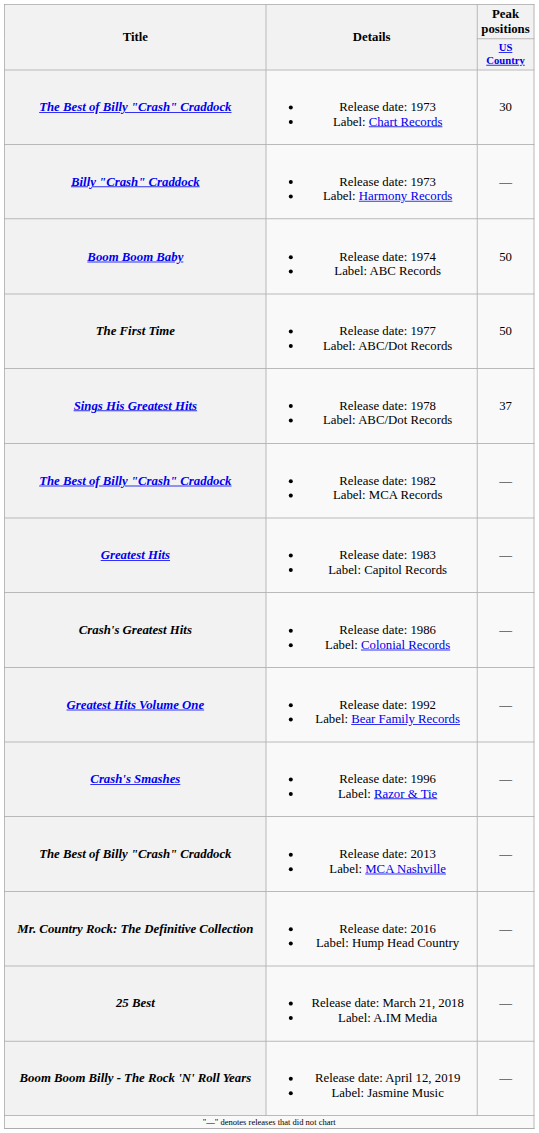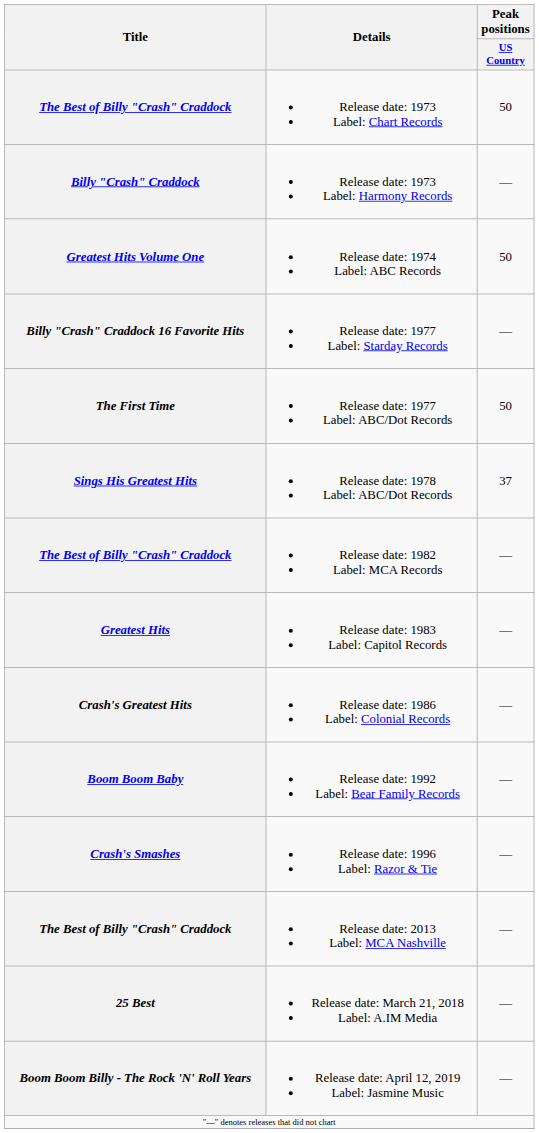(506, 107) 30 -> (506, 107) 50
(135, 256) Boom Boom Baby -> (135, 256) Greatest Hits Volume One
+ row: (372, 338)
(135, 704) Greatest Hits Volume One -> (135, 779) Boom Boom Baby
- row: (372, 936)
